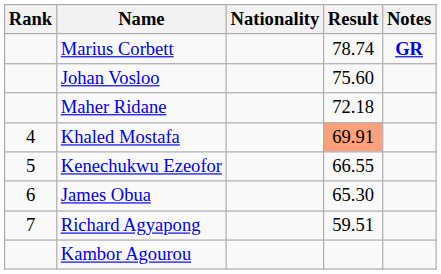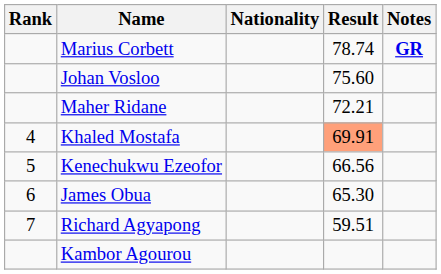(353, 107) 72.18 -> (353, 107) 72.21
(353, 166) 66.55 -> (353, 166) 66.56
